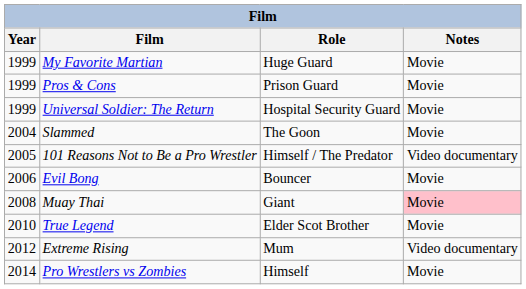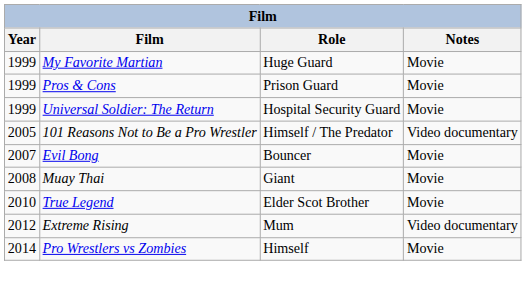- row: (68, 132)
(22, 179) 2006 -> (22, 156) 2007
(425, 202) pink background -> (425, 179) no background
